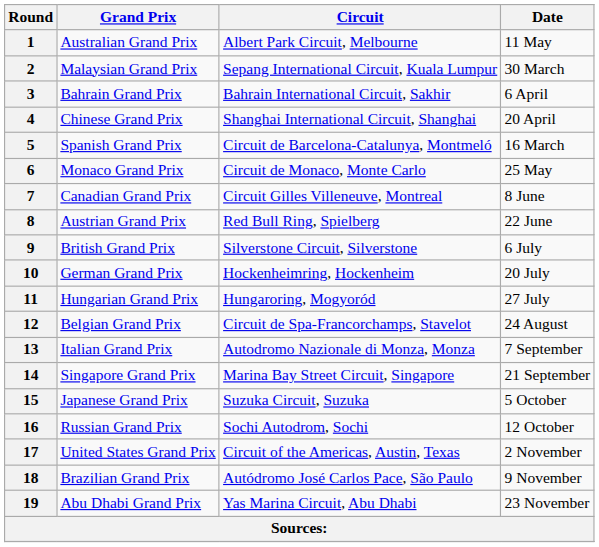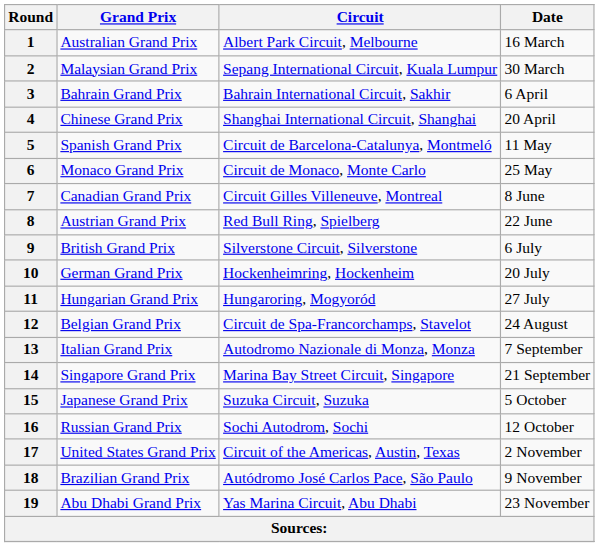(528, 42) 11 May -> (535, 42) 16 March
(535, 144) 16 March -> (528, 144) 11 May
